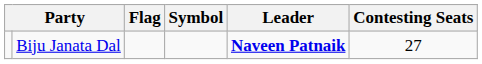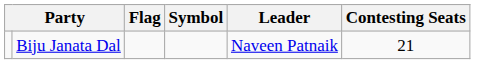(288, 44) bold -> (284, 44) normal
(413, 44) 27 -> (406, 44) 21
